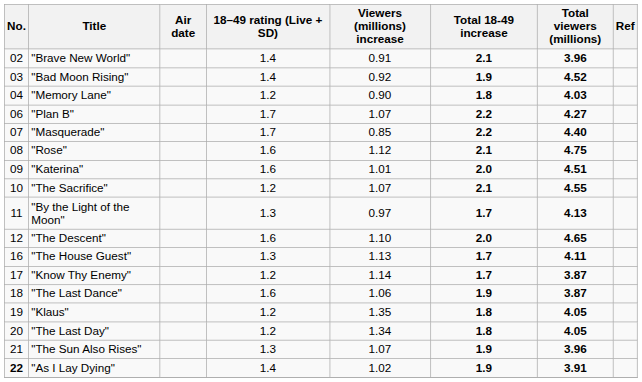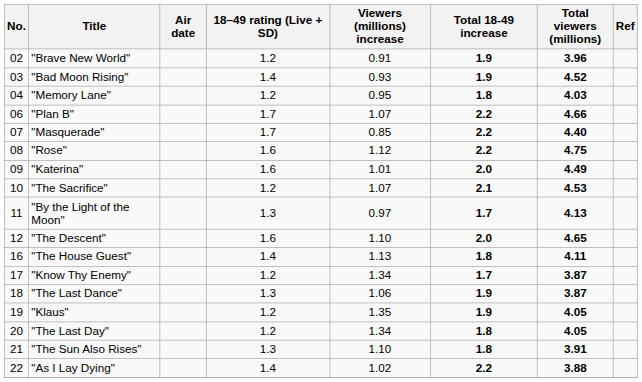(268, 58) 1.4 -> (268, 58) 1.2
(484, 58) 2.1 -> (484, 58) 1.9
(380, 77) 0.92 -> (380, 77) 0.93
(380, 95) 0.90 -> (380, 95) 0.95
(575, 114) 4.27 -> (575, 114) 4.66
(484, 151) 2.1 -> (484, 151) 2.2
(575, 169) 4.51 -> (575, 169) 4.49
(575, 188) 4.55 -> (575, 188) 4.53
(268, 256) 1.3 -> (268, 256) 1.4
(484, 256) 1.7 -> (484, 256) 1.8
(380, 275) 1.14 -> (380, 275) 1.34
(268, 293) 1.6 -> (268, 293) 1.3
(484, 312) 1.8 -> (484, 312) 1.9
(380, 349) 1.07 -> (380, 349) 1.10
(484, 349) 1.9 -> (484, 349) 1.8
(575, 349) 3.96 -> (575, 349) 3.91
(16, 368) bold -> (16, 368) normal
(484, 368) 1.9 -> (484, 368) 2.2
(575, 368) 3.91 -> (575, 368) 3.88
